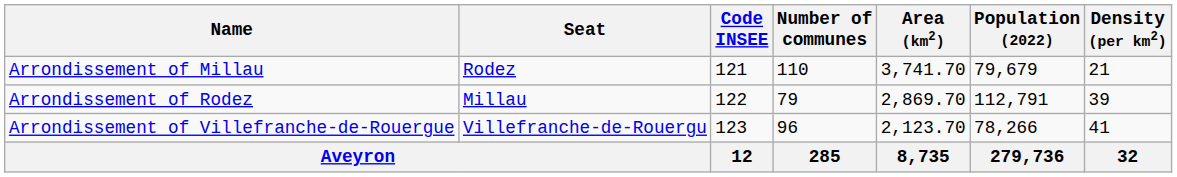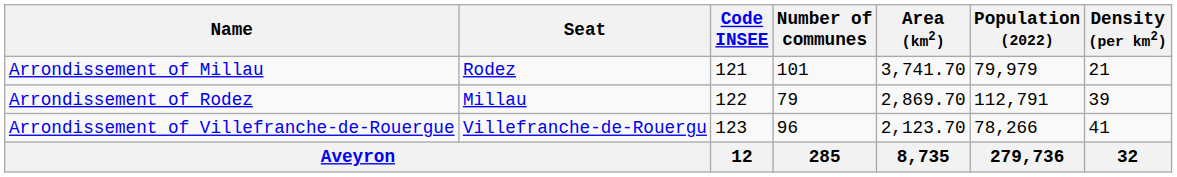(793, 70) 110 -> (793, 70) 101
(1006, 70) 79,679 -> (1006, 70) 79,979
